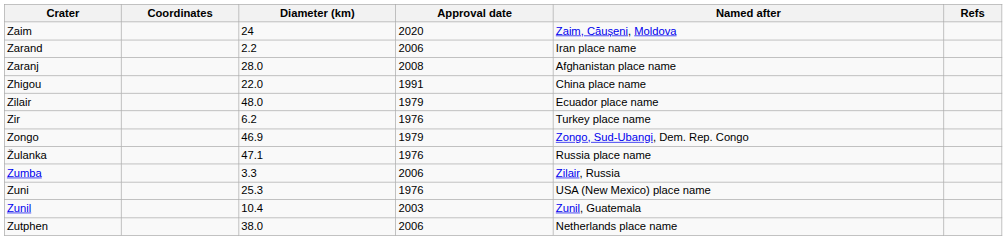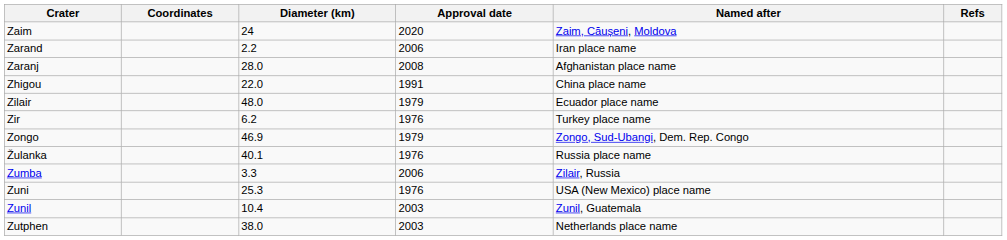(252, 155) 47.1 -> (252, 155) 40.1
(411, 226) 2006 -> (411, 226) 2003
